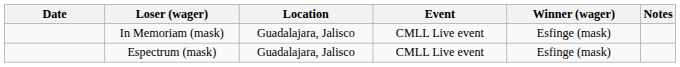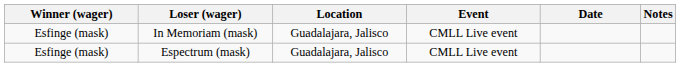columns swapped: (574, 14) <-> (55, 14)
